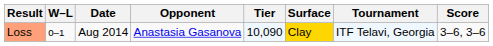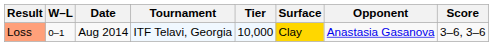columns swapped: (385, 13) <-> (187, 13)
(265, 32) 10,090 -> (255, 32) 10,000
